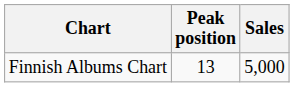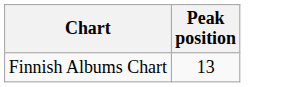- column: (264, 28)
